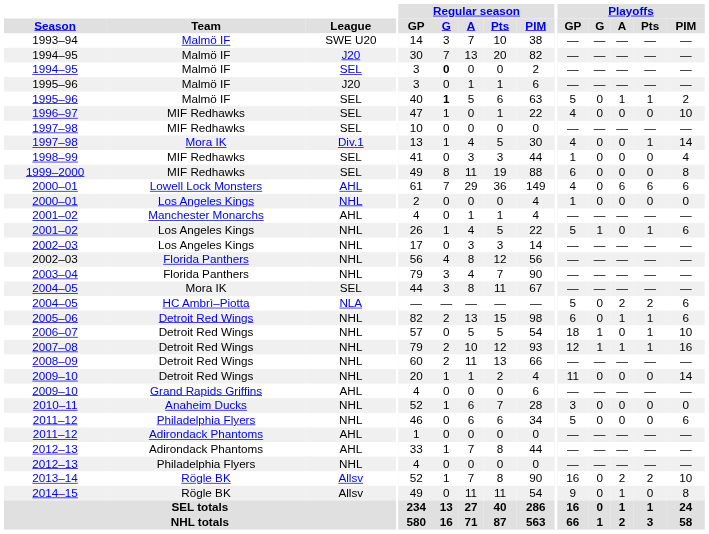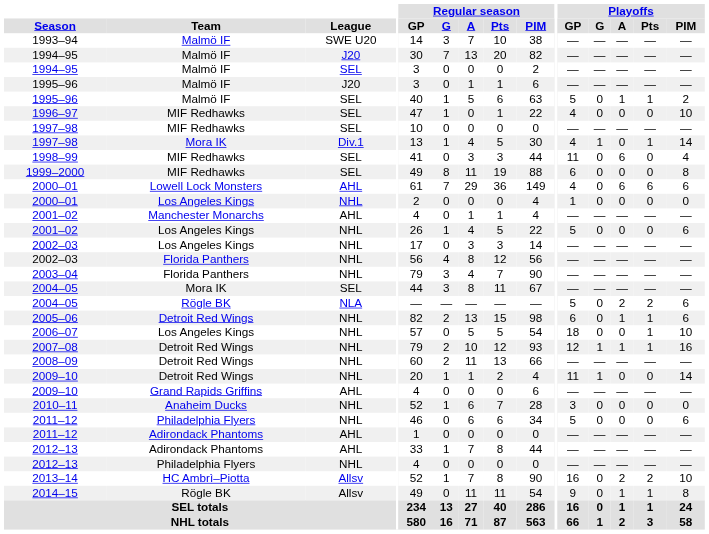(446, 69) bold -> (446, 69) normal
(446, 99) bold -> (446, 99) normal
(600, 142) 0 -> (600, 142) 1
(573, 157) 1 -> (573, 157) 11
(622, 157) 0 -> (622, 157) 6
(600, 230) 1 -> (600, 230) 0
(650, 230) 1 -> (650, 230) 0
(206, 303) HC Ambrì–Piotta -> (206, 303) Rögle BK
(206, 332) Detroit Red Wings -> (206, 332) Los Angeles Kings
(600, 332) 1 -> (600, 332) 0
(600, 376) 0 -> (600, 376) 1
(206, 478) Rögle BK -> (206, 478) HC Ambrì–Piotta
(650, 493) 0 -> (650, 493) 1
